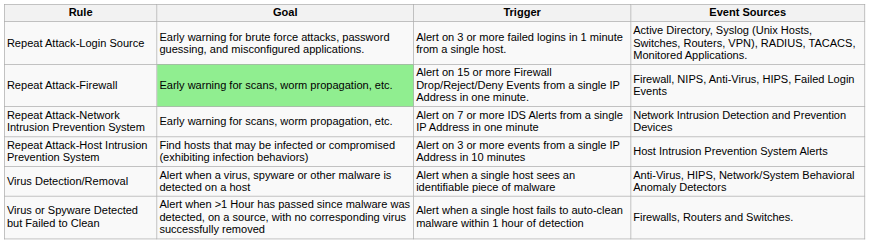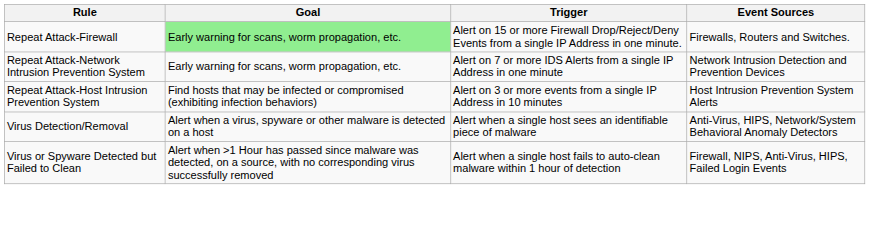- row: (76, 43)
(744, 85) Firewall, NIPS, Anti-Virus, HIPS, Failed Login Events -> (770, 36) Firewalls, Routers and Switches.
(713, 217) Firewalls, Routers and Switches. -> (769, 162) Firewall, NIPS, Anti-Virus, HIPS, Failed Login Events
